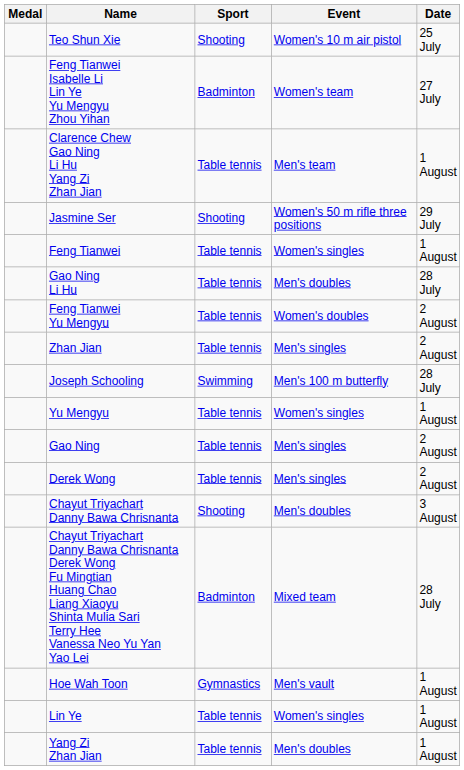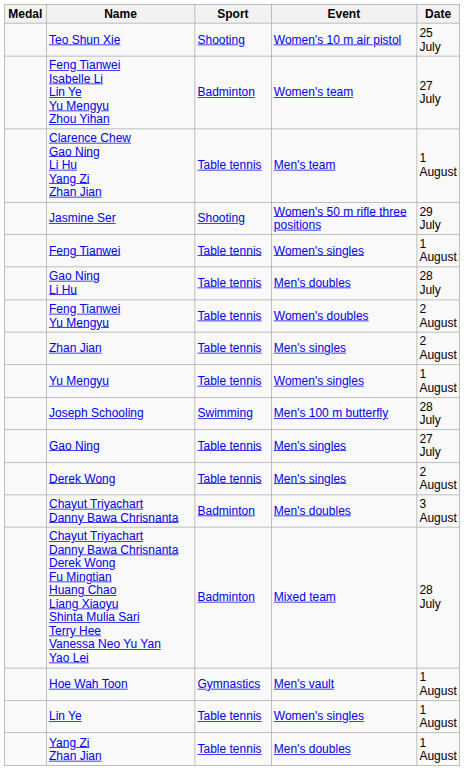rows swapped: (96, 381) <-> (79, 413)
(438, 446) 2 August -> (430, 446) 27 July
(221, 511) Shooting -> (226, 511) Badminton
